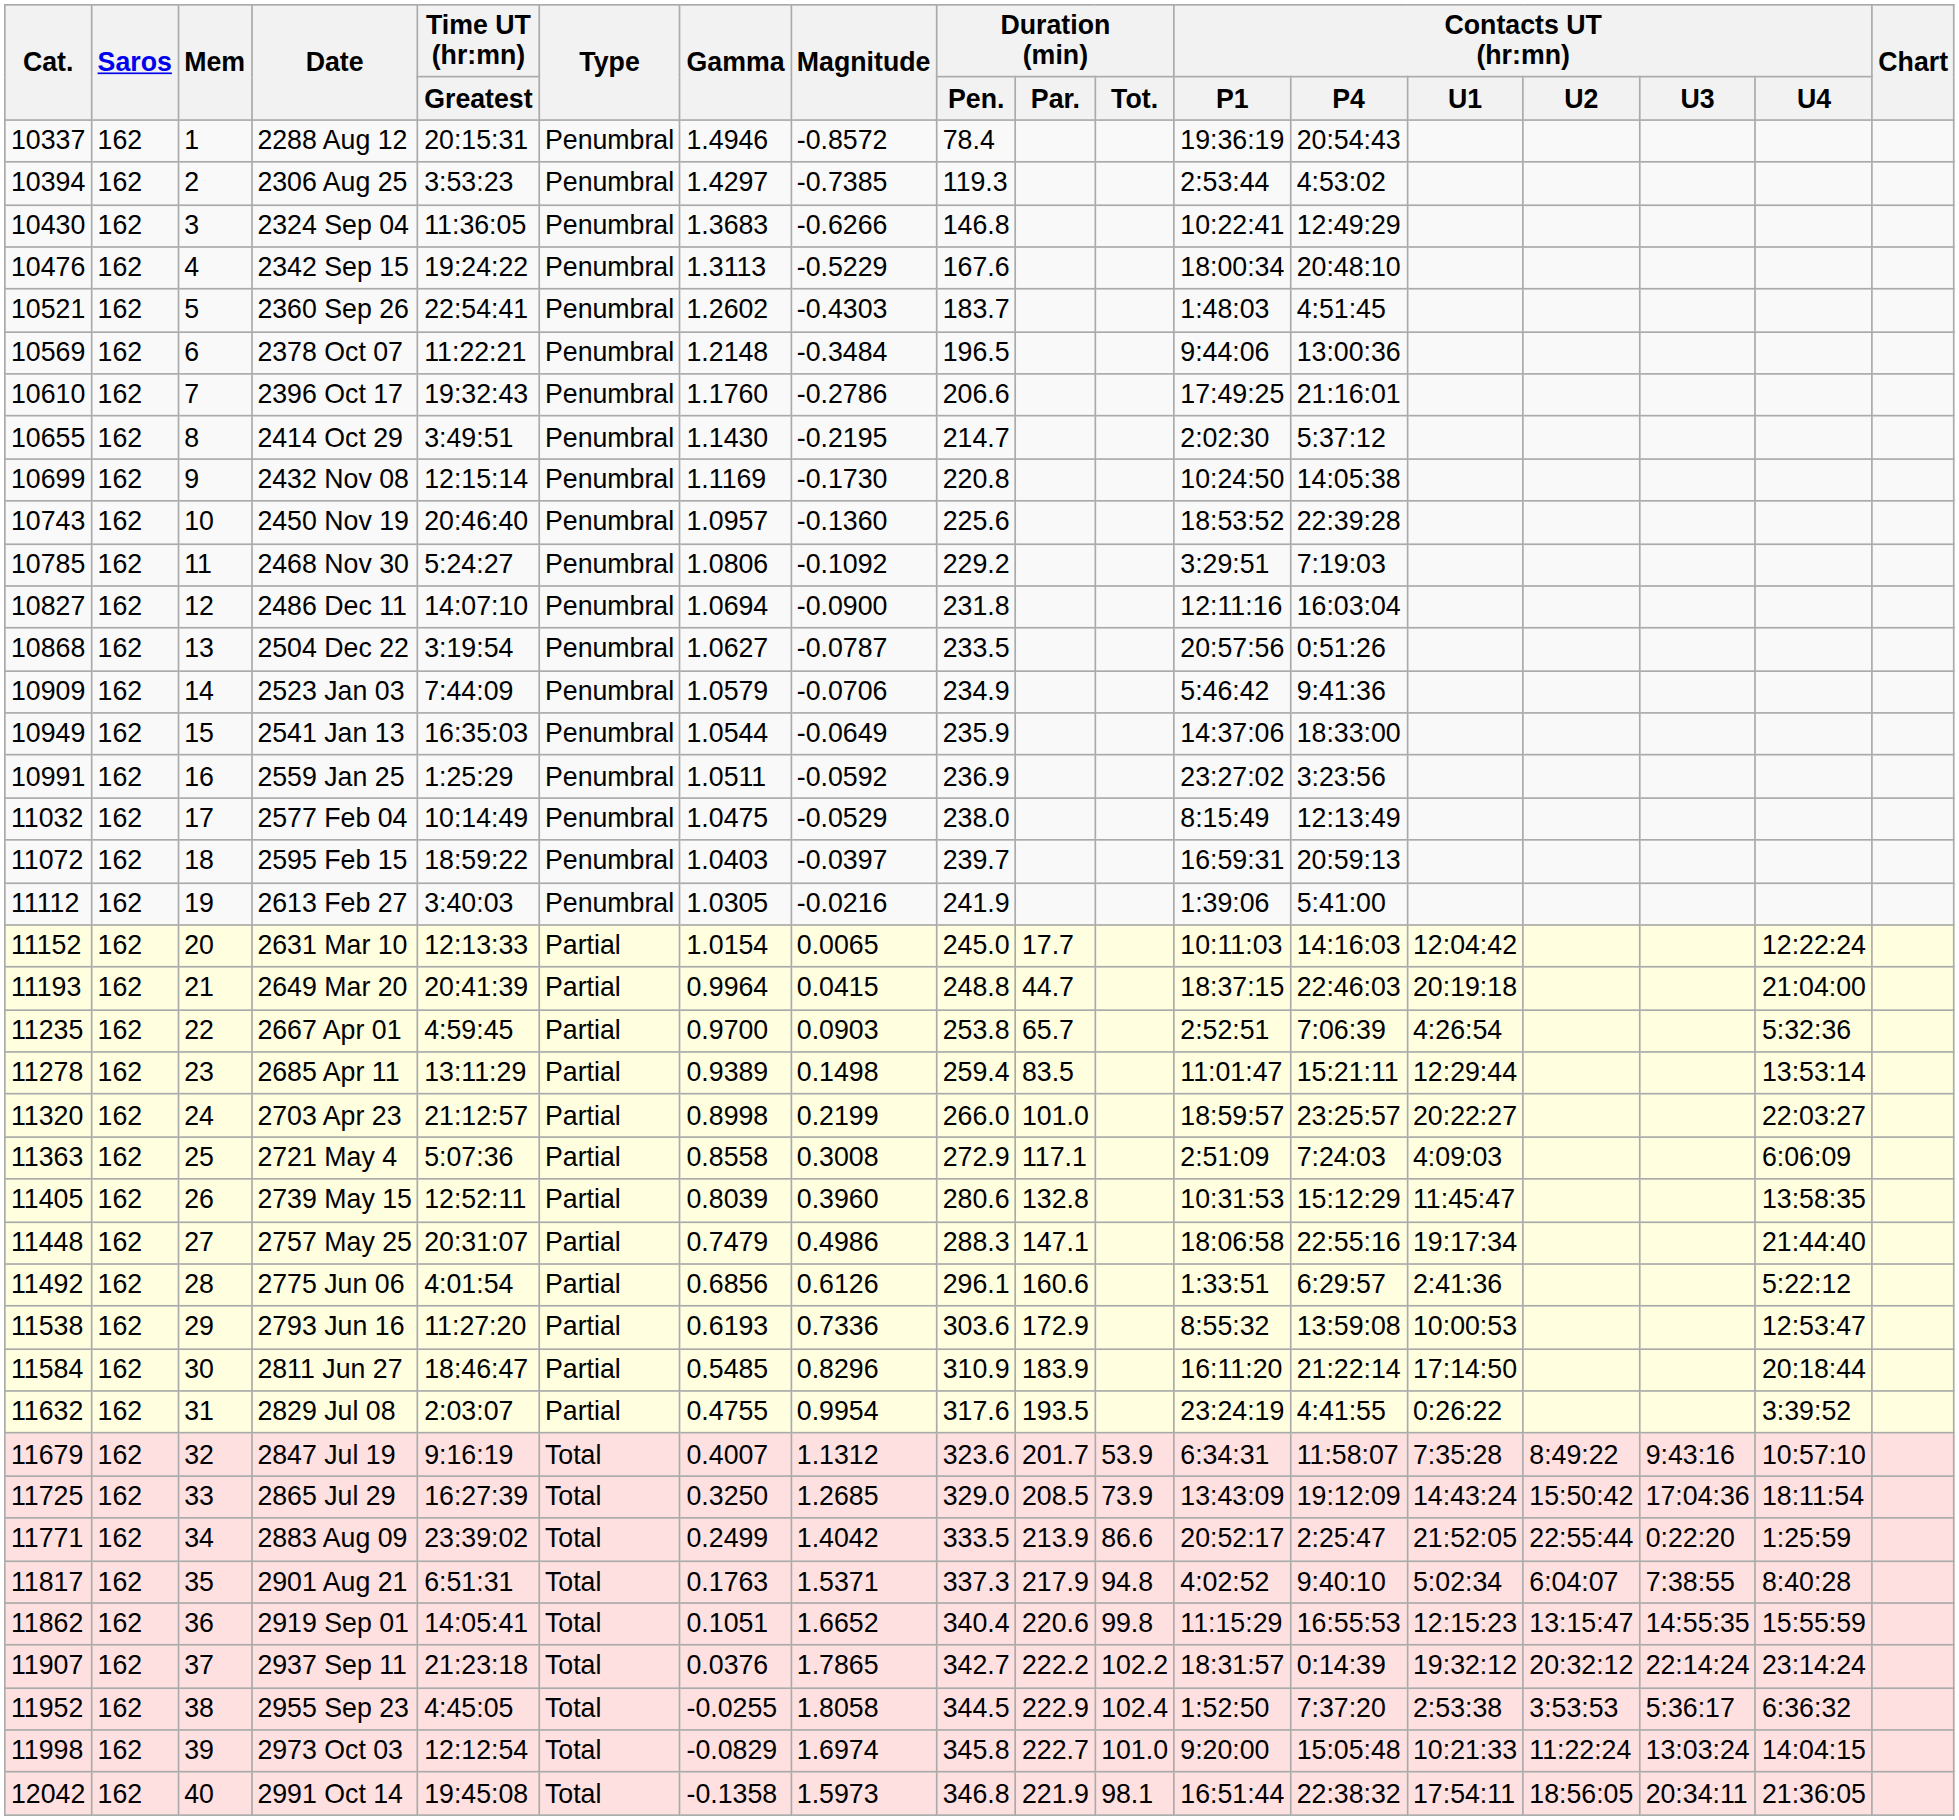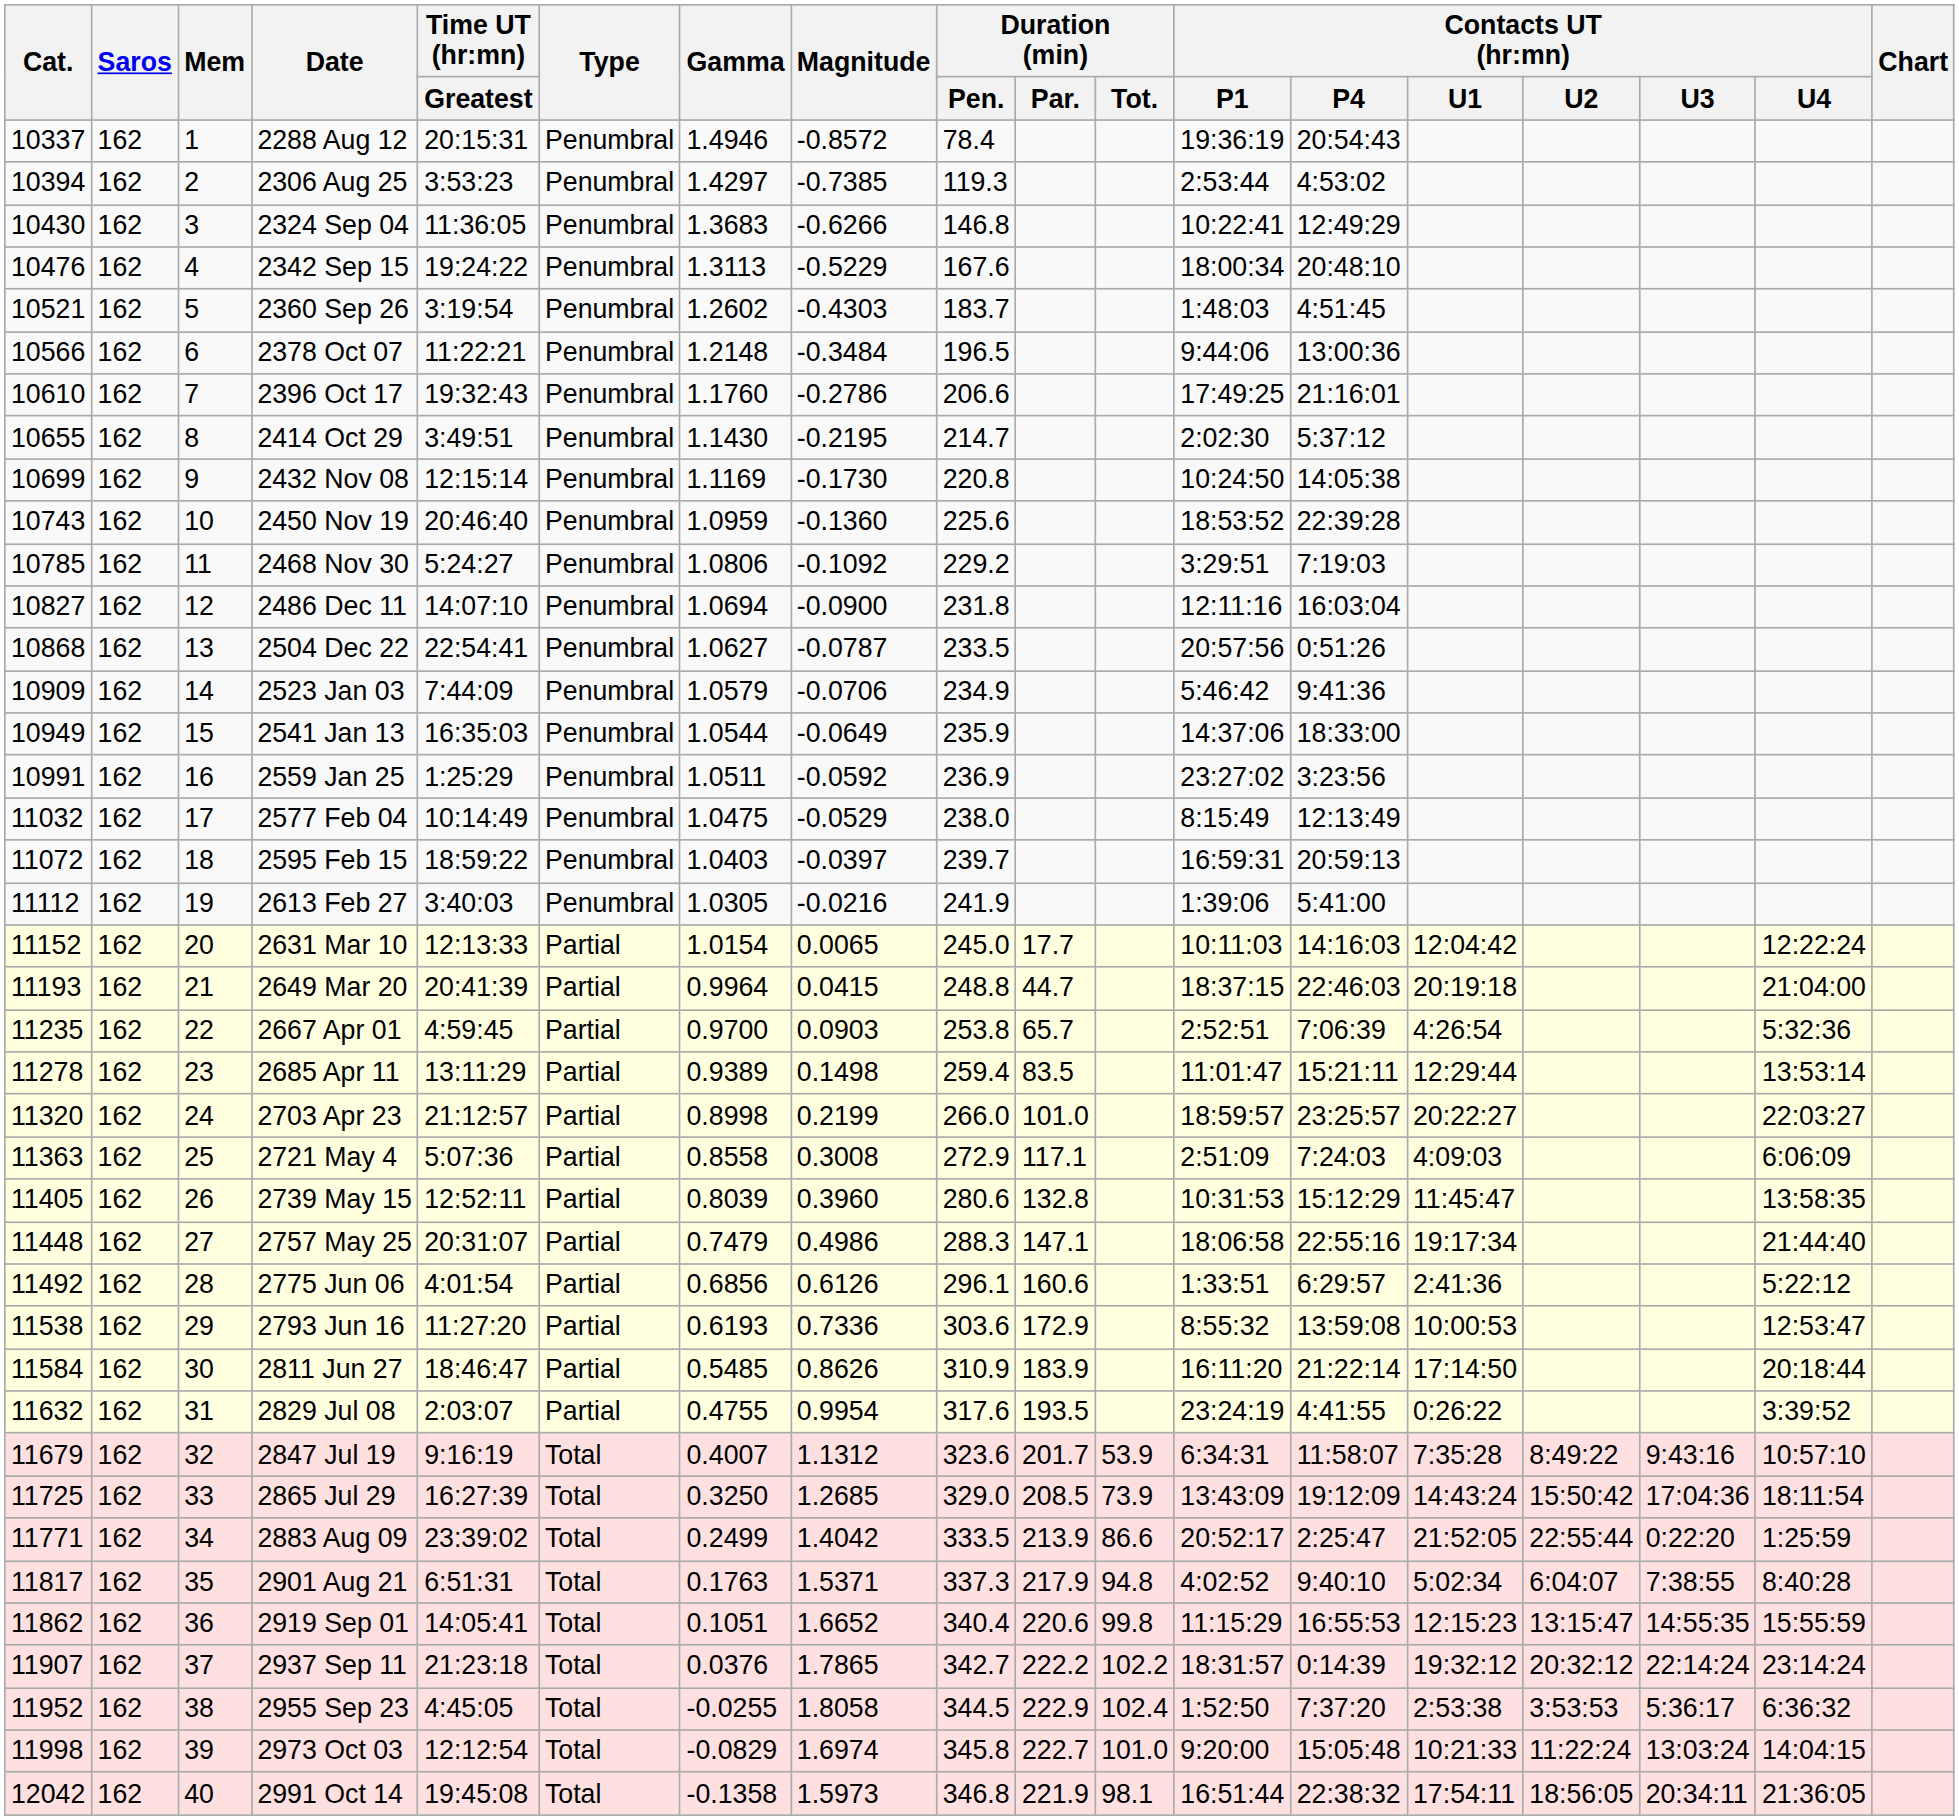(476, 310) 22:54:41 -> (469, 310) 3:19:54
(48, 352) 10569 -> (48, 352) 10566
(727, 521) 1.0957 -> (727, 521) 1.0959
(469, 649) 3:19:54 -> (476, 649) 22:54:41
(838, 1369) 0.8296 -> (838, 1369) 0.8626
